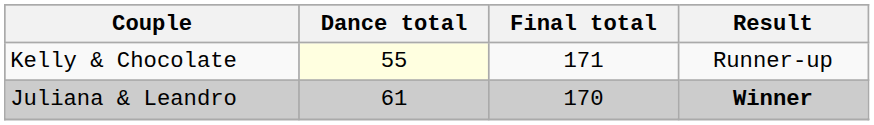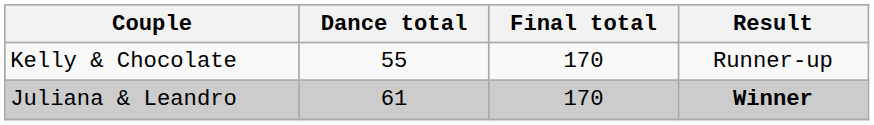(394, 61) lightyellow background -> (394, 61) no background
(583, 61) 171 -> (583, 61) 170
